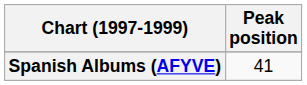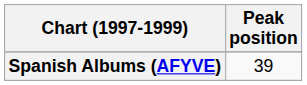(263, 66) 41 -> (263, 66) 39
